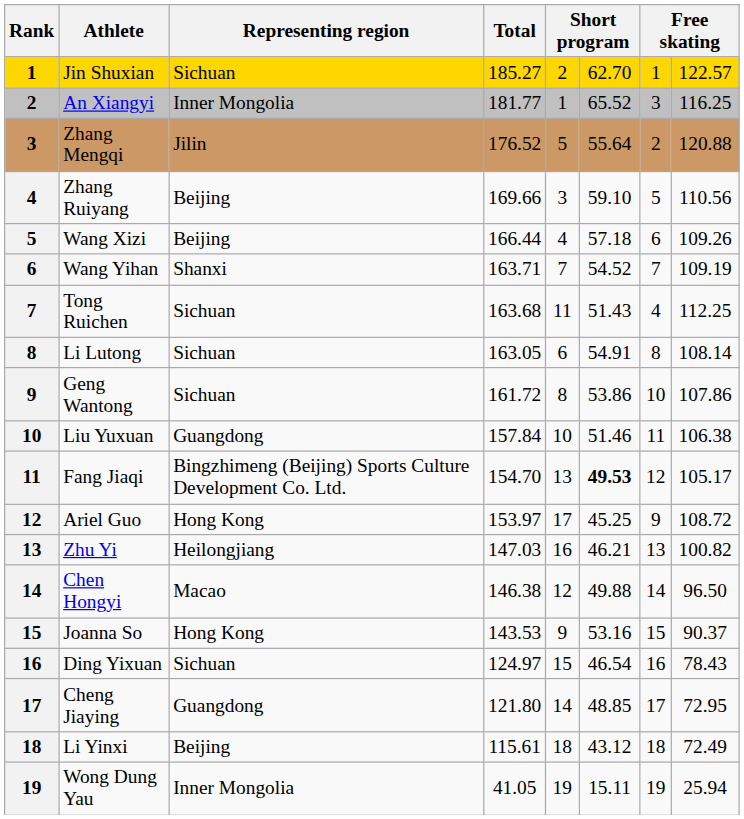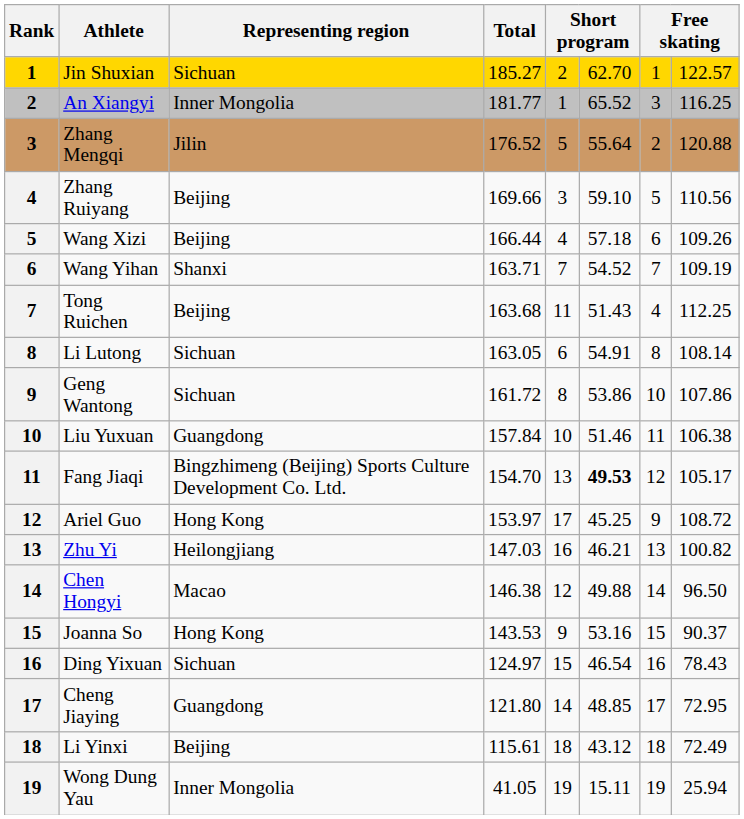(204, 311) Sichuan -> (202, 311) Beijing
